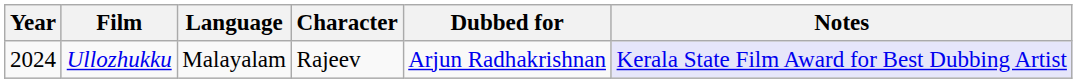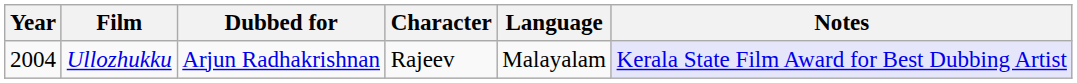columns swapped: (507, 22) <-> (234, 22)
(33, 59) 2024 -> (33, 59) 2004
